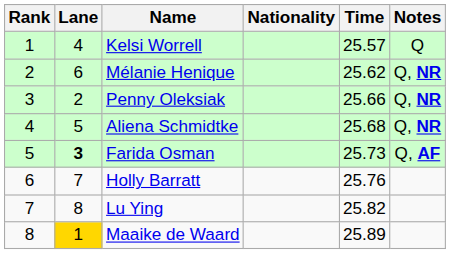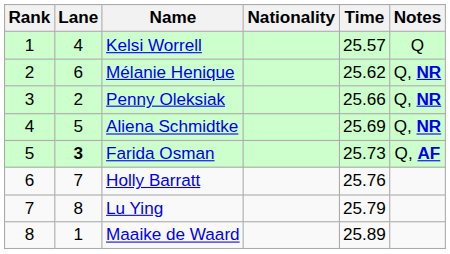(364, 126) 25.68 -> (364, 126) 25.69
(364, 208) 25.82 -> (364, 208) 25.79
(78, 235) gold background -> (78, 235) no background
